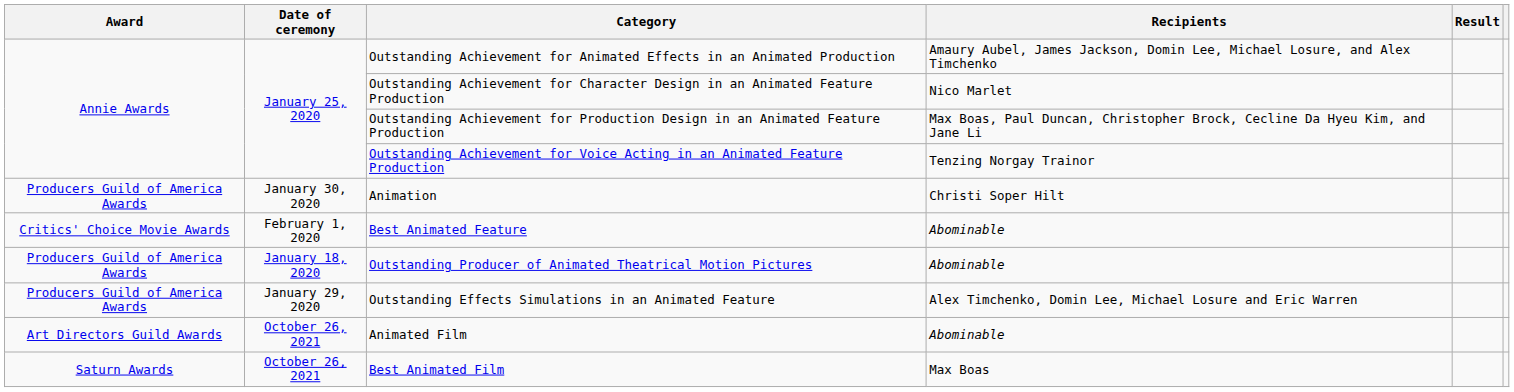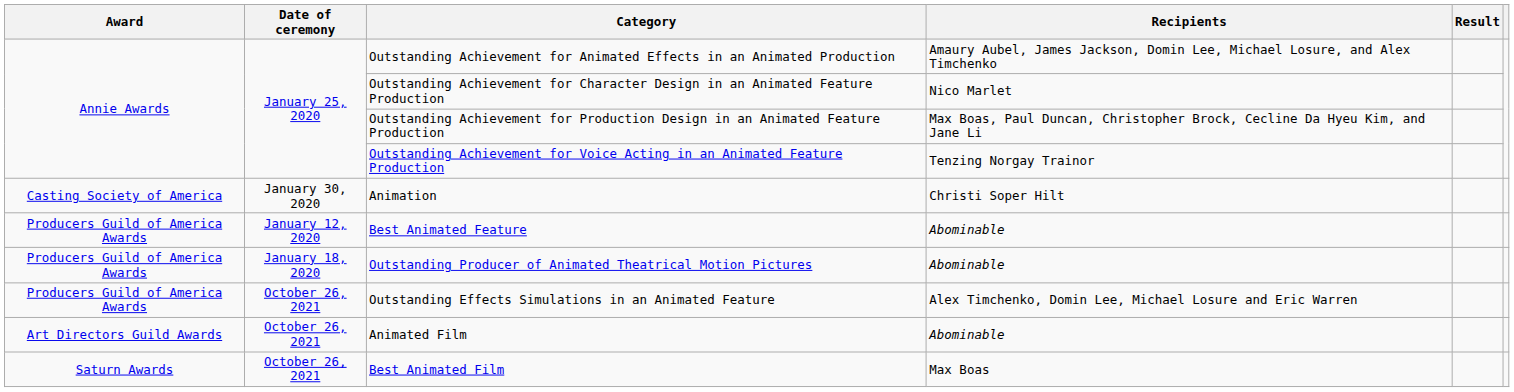(124, 196) Producers Guild of America Awards -> (124, 196) Casting Society of America
(124, 230) Critics' Choice Movie Awards -> (124, 230) Producers Guild of America Awards
(305, 230) February 1, 2020 -> (305, 230) January 12, 2020
(305, 300) January 29, 2020 -> (305, 300) October 26, 2021
